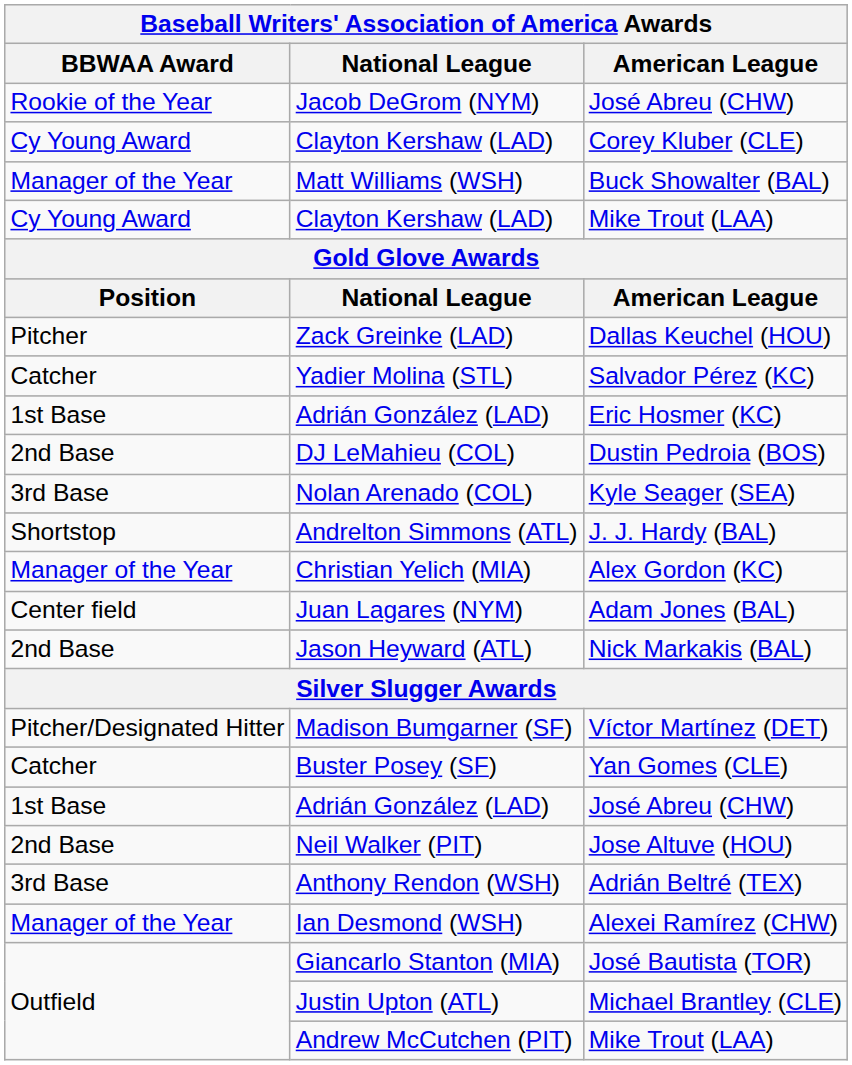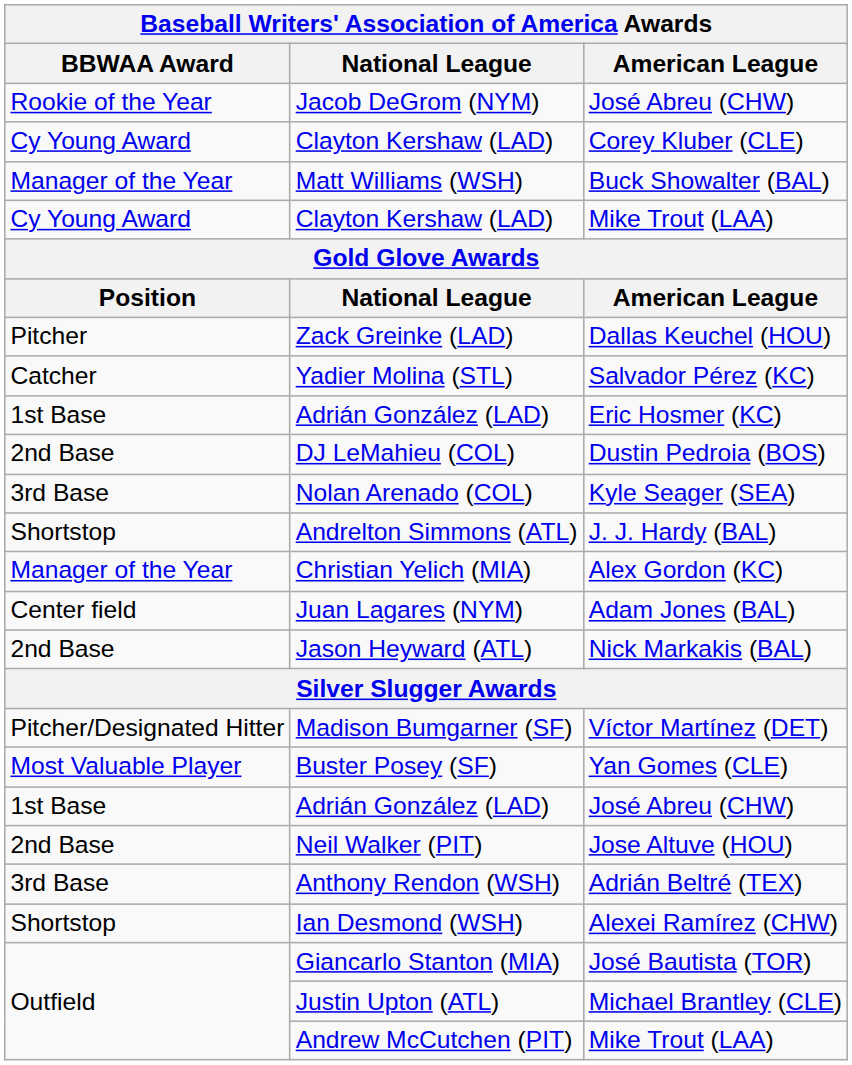(54, 766) Catcher -> (126, 766) Most Valuable Player
(121, 922) Manager of the Year -> (63, 922) Shortstop
